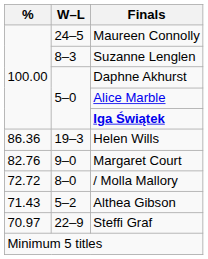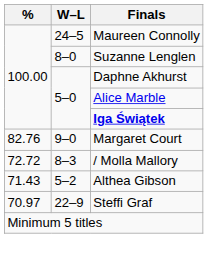(65, 56) 8–3 -> (65, 56) 8–0
- row: (126, 139)
(65, 181) 8–0 -> (65, 160) 8–3
